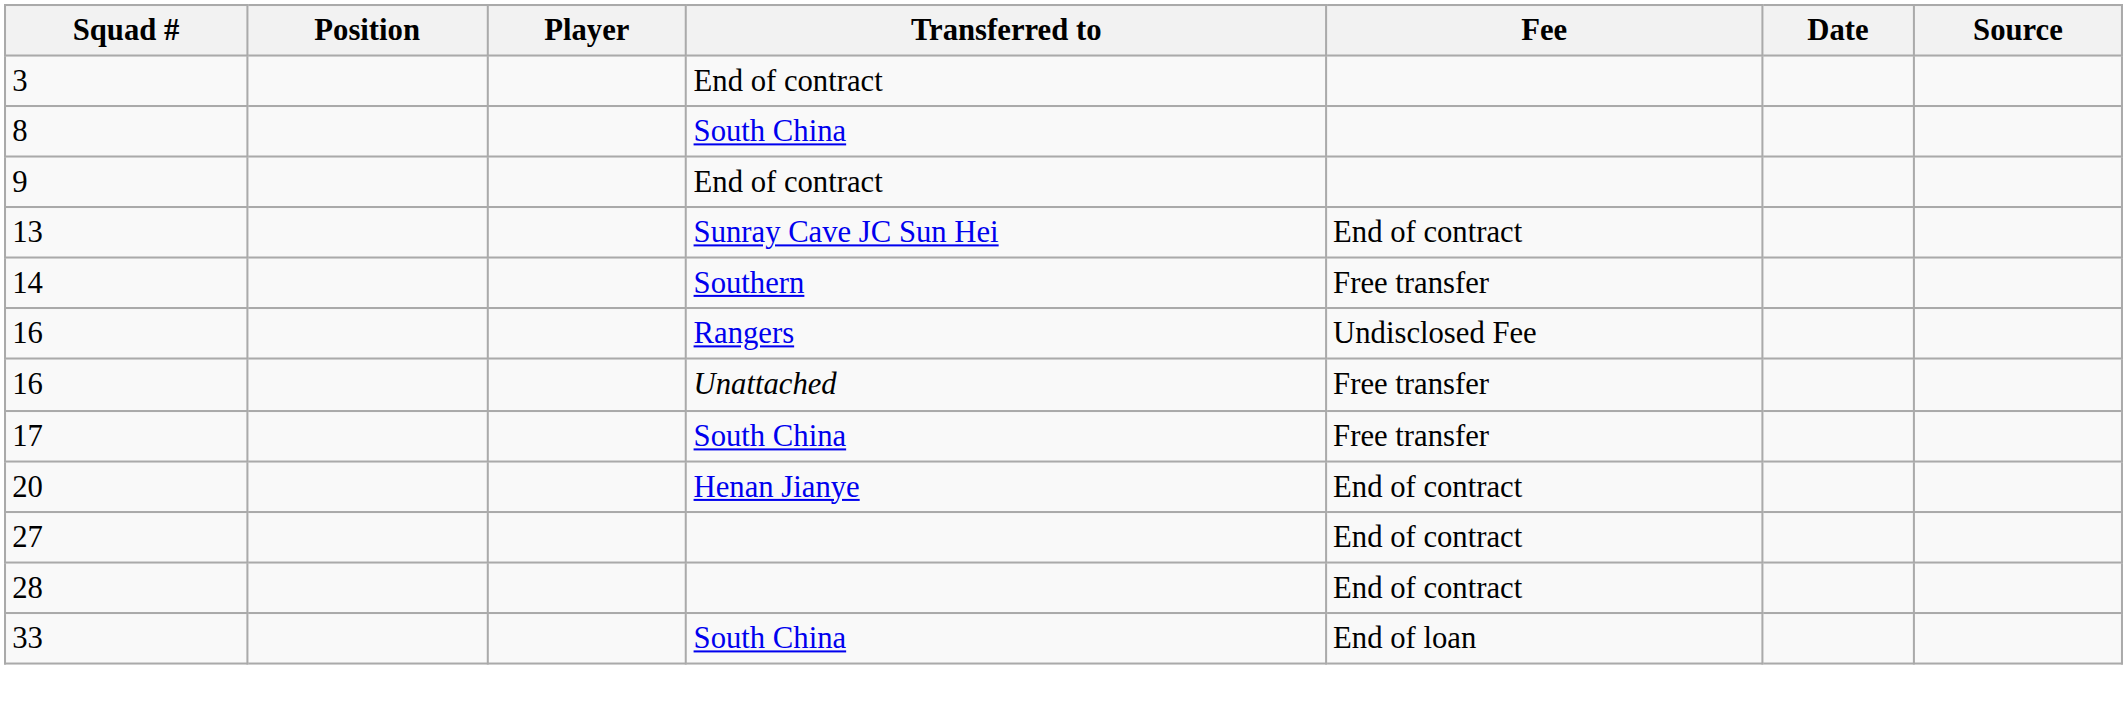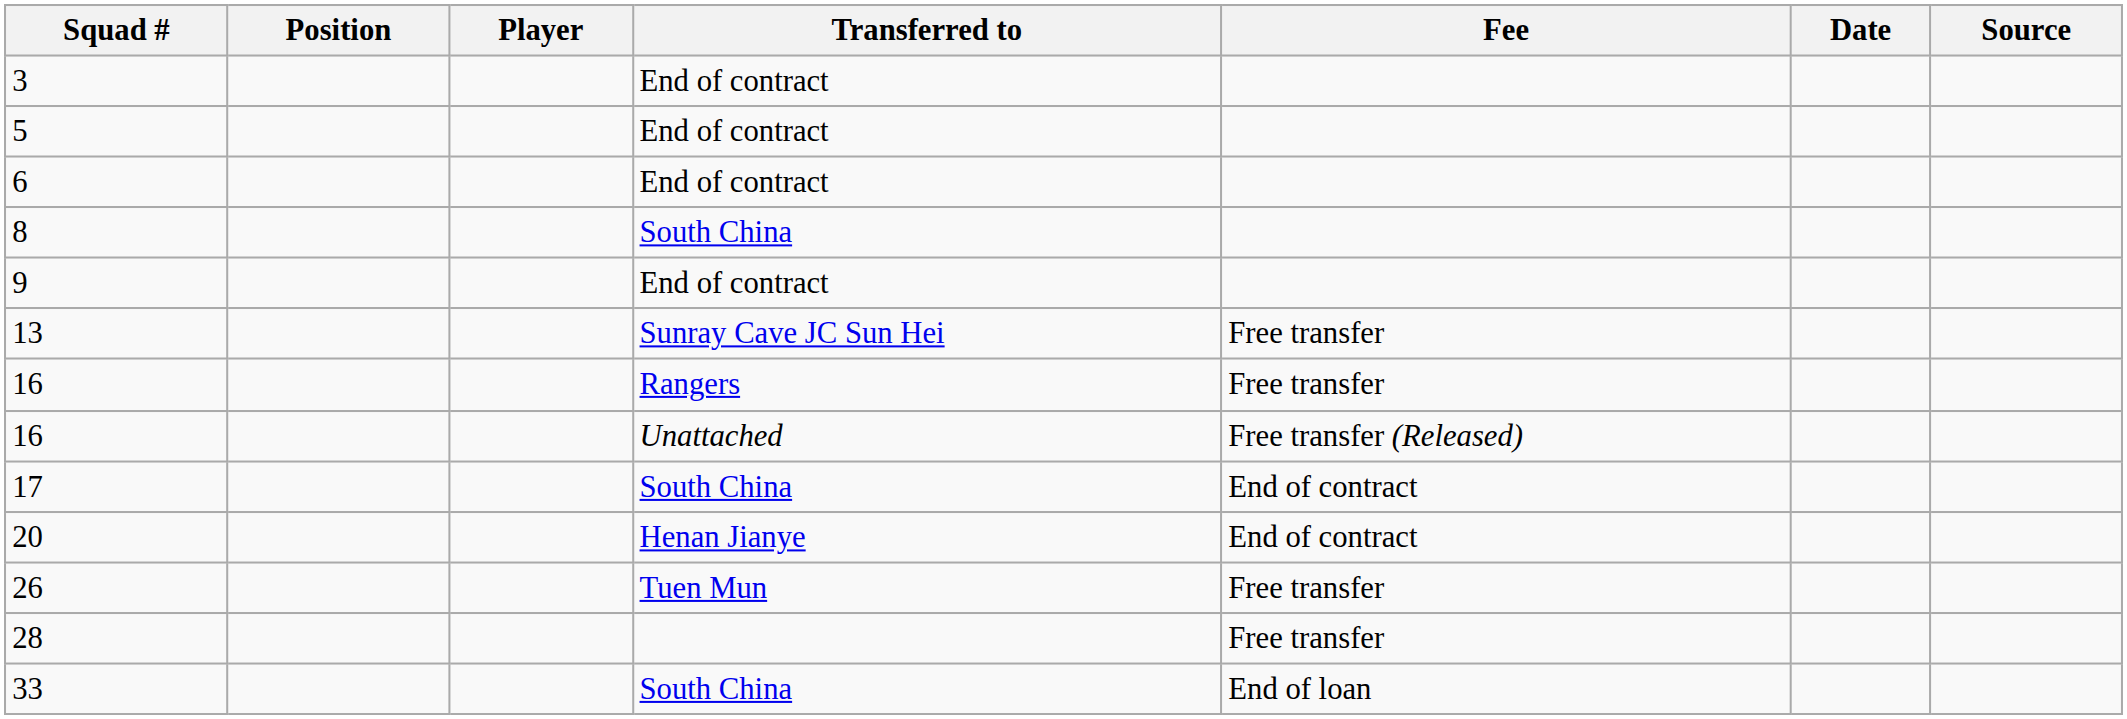+ row: (20, 131)
+ row: (20, 181)
(1428, 232) End of contract -> (1306, 333) Free transfer
- row: (27, 283)
(1435, 333) Undisclosed Fee -> (1306, 384) Free transfer
(1411, 384) Free transfer -> (1376, 435) Free transfer (Released)
(1411, 435) Free transfer -> (1323, 485) End of contract
+ row: (27, 586)
- row: (27, 536)
(1428, 586) End of contract -> (1306, 637) Free transfer
